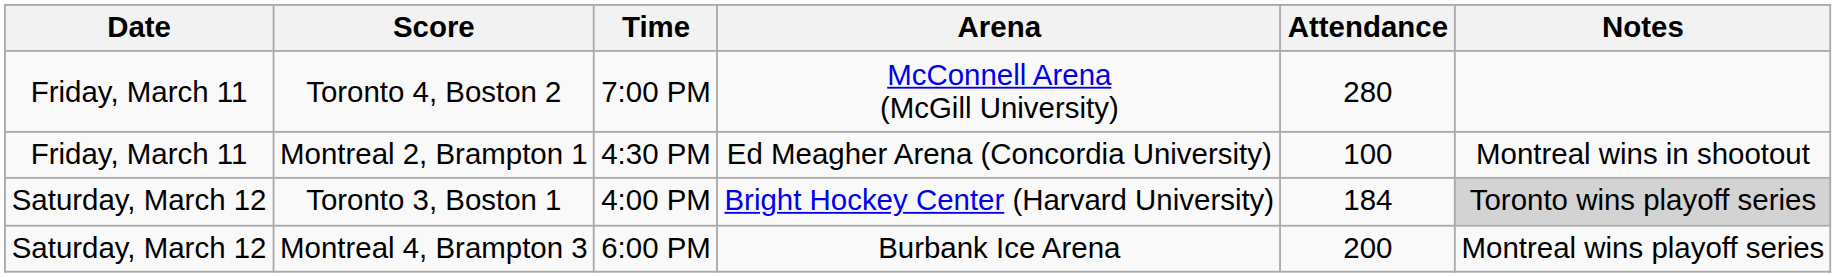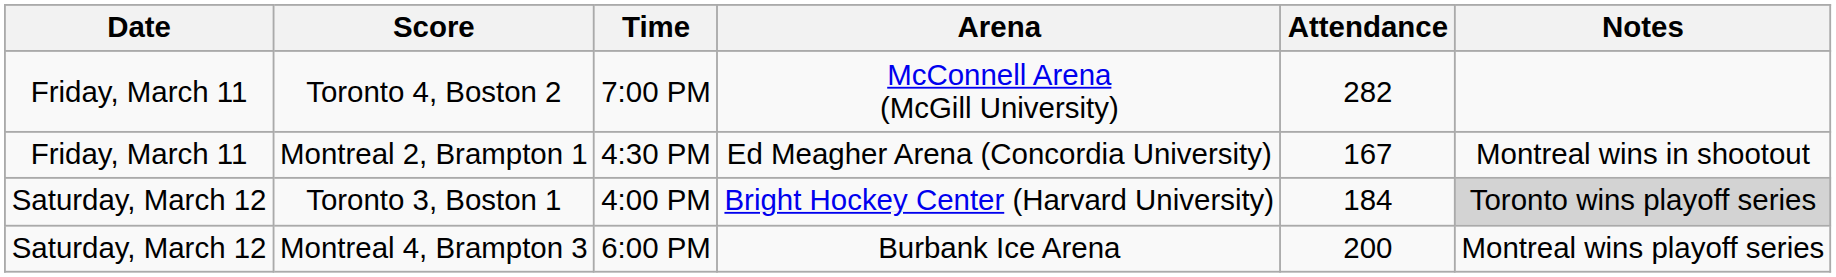(1368, 91) 280 -> (1368, 91) 282
(1368, 154) 100 -> (1368, 154) 167
